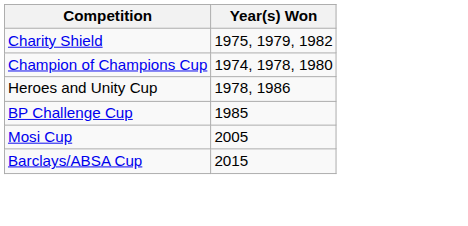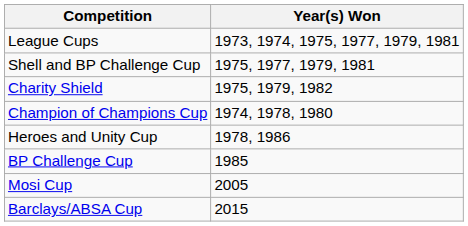+ row: (53, 40)
+ row: (104, 64)
